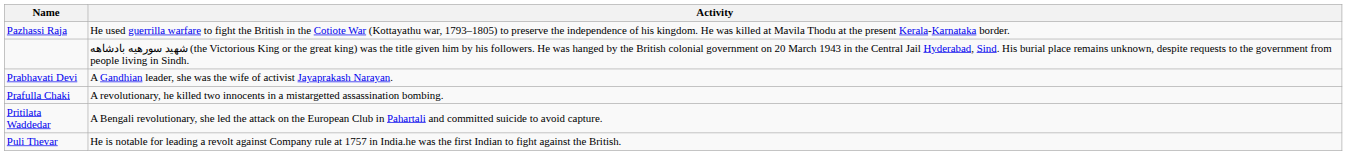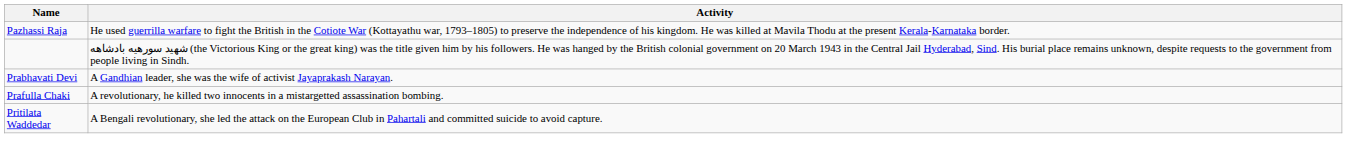- row: (32, 141)
